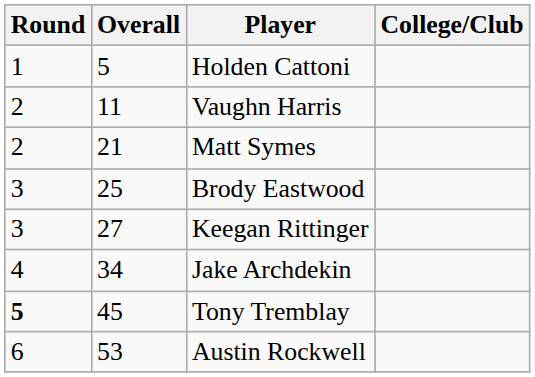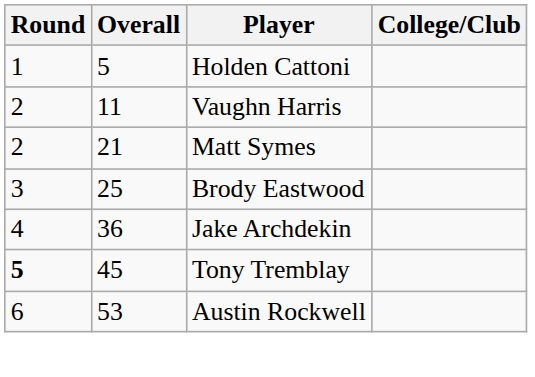- row: (280, 229)
(110, 270) 34 -> (110, 229) 36
